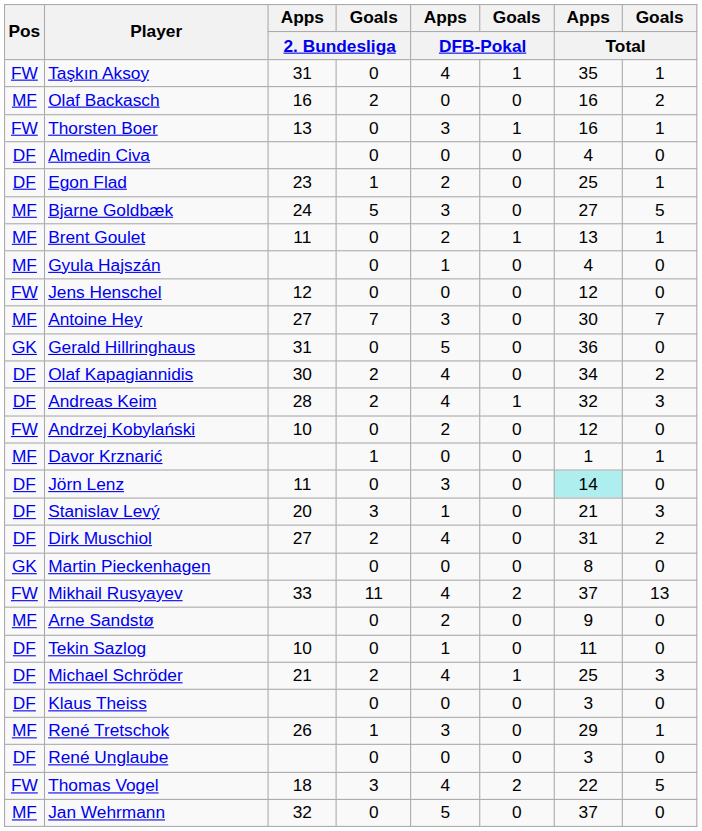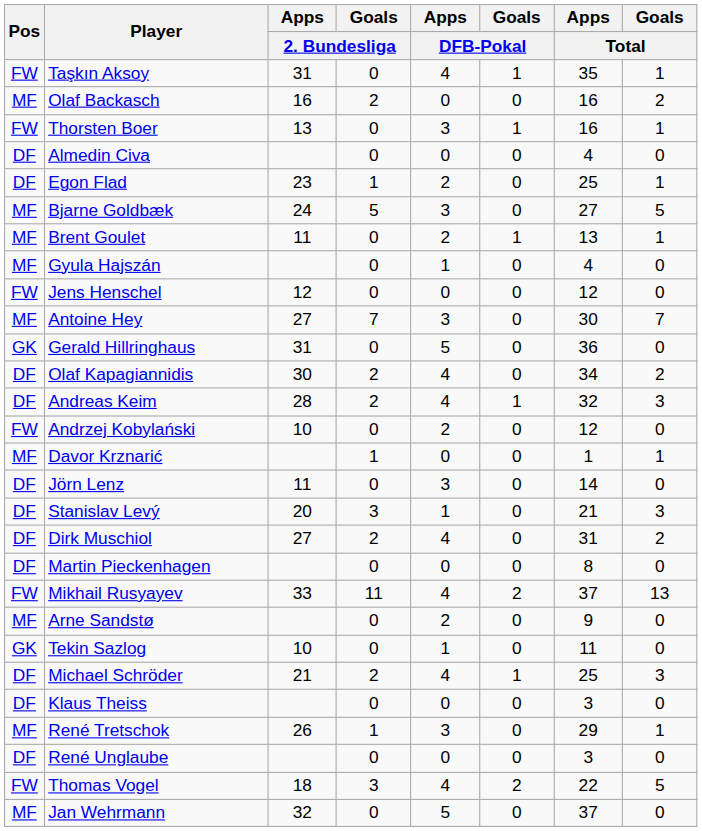(588, 484) paleturquoise background -> (588, 484) no background
(24, 566) GK -> (24, 566) DF
(24, 648) DF -> (24, 648) GK
